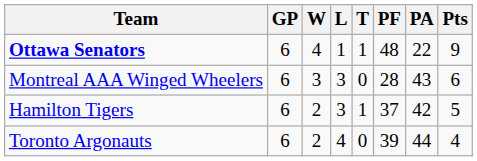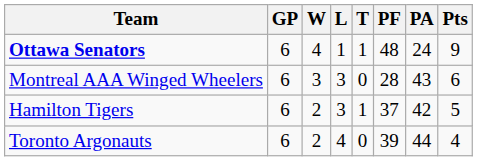(422, 49) 22 -> (422, 49) 24
